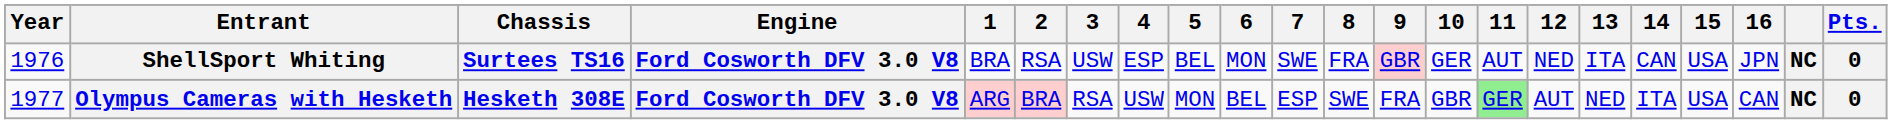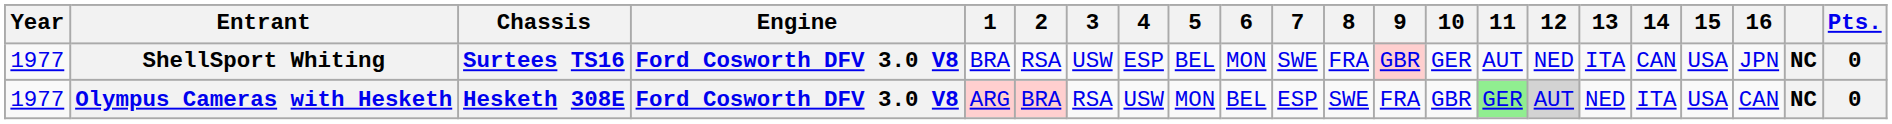(37, 61) 1976 -> (37, 61) 1977
(1554, 99) no background -> (1554, 99) lightgrey background
